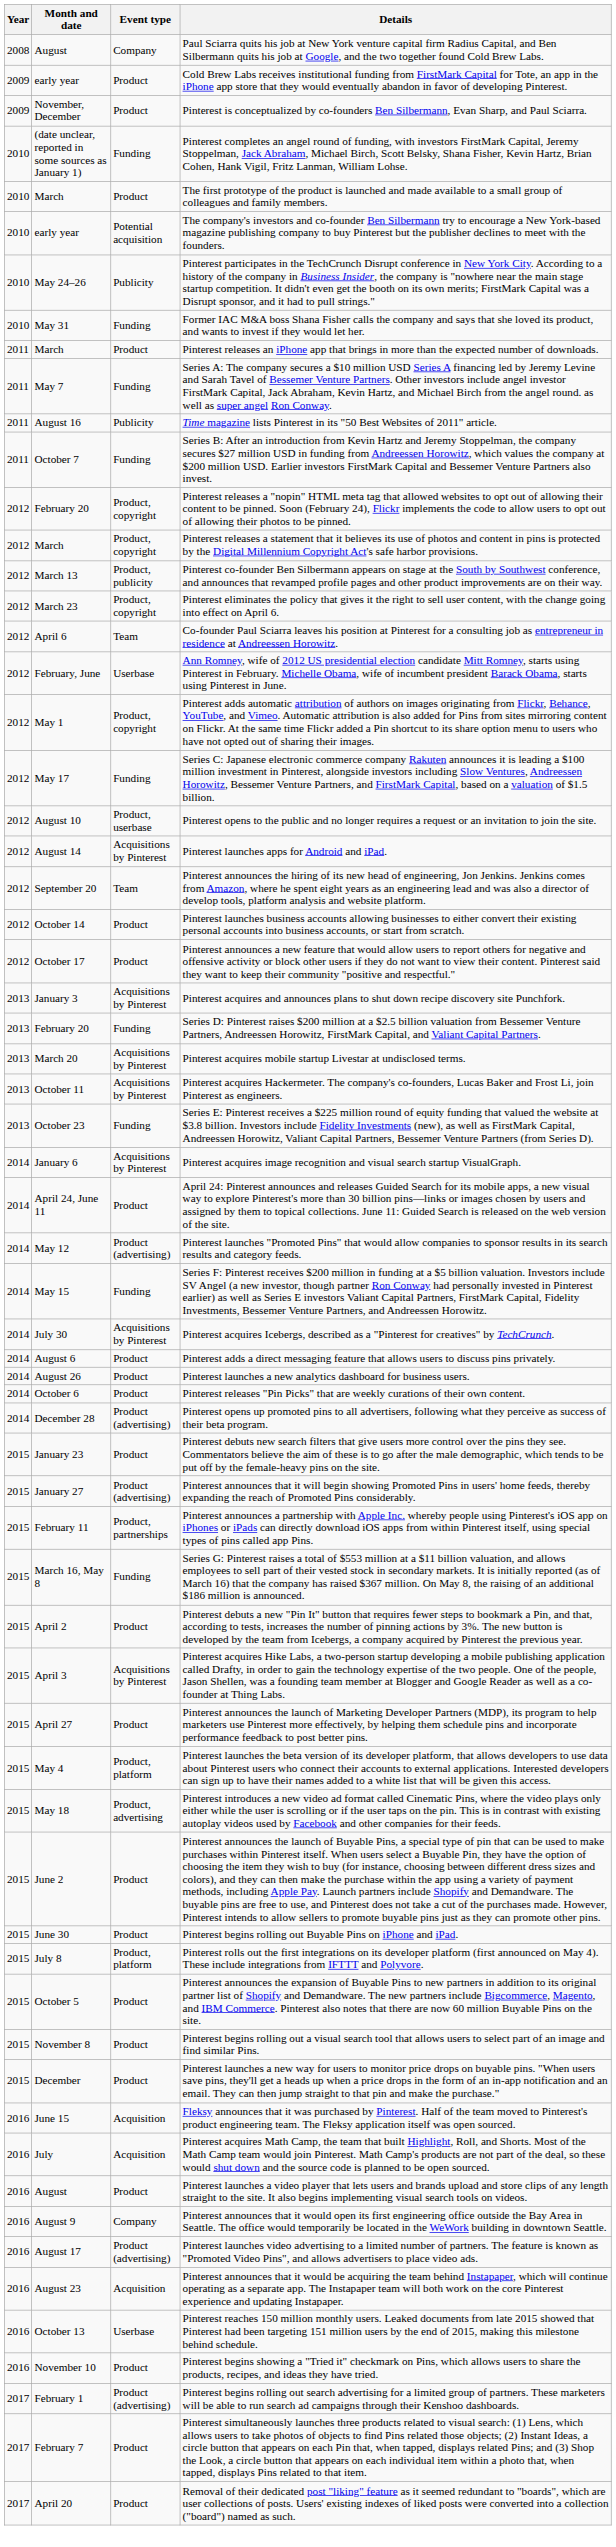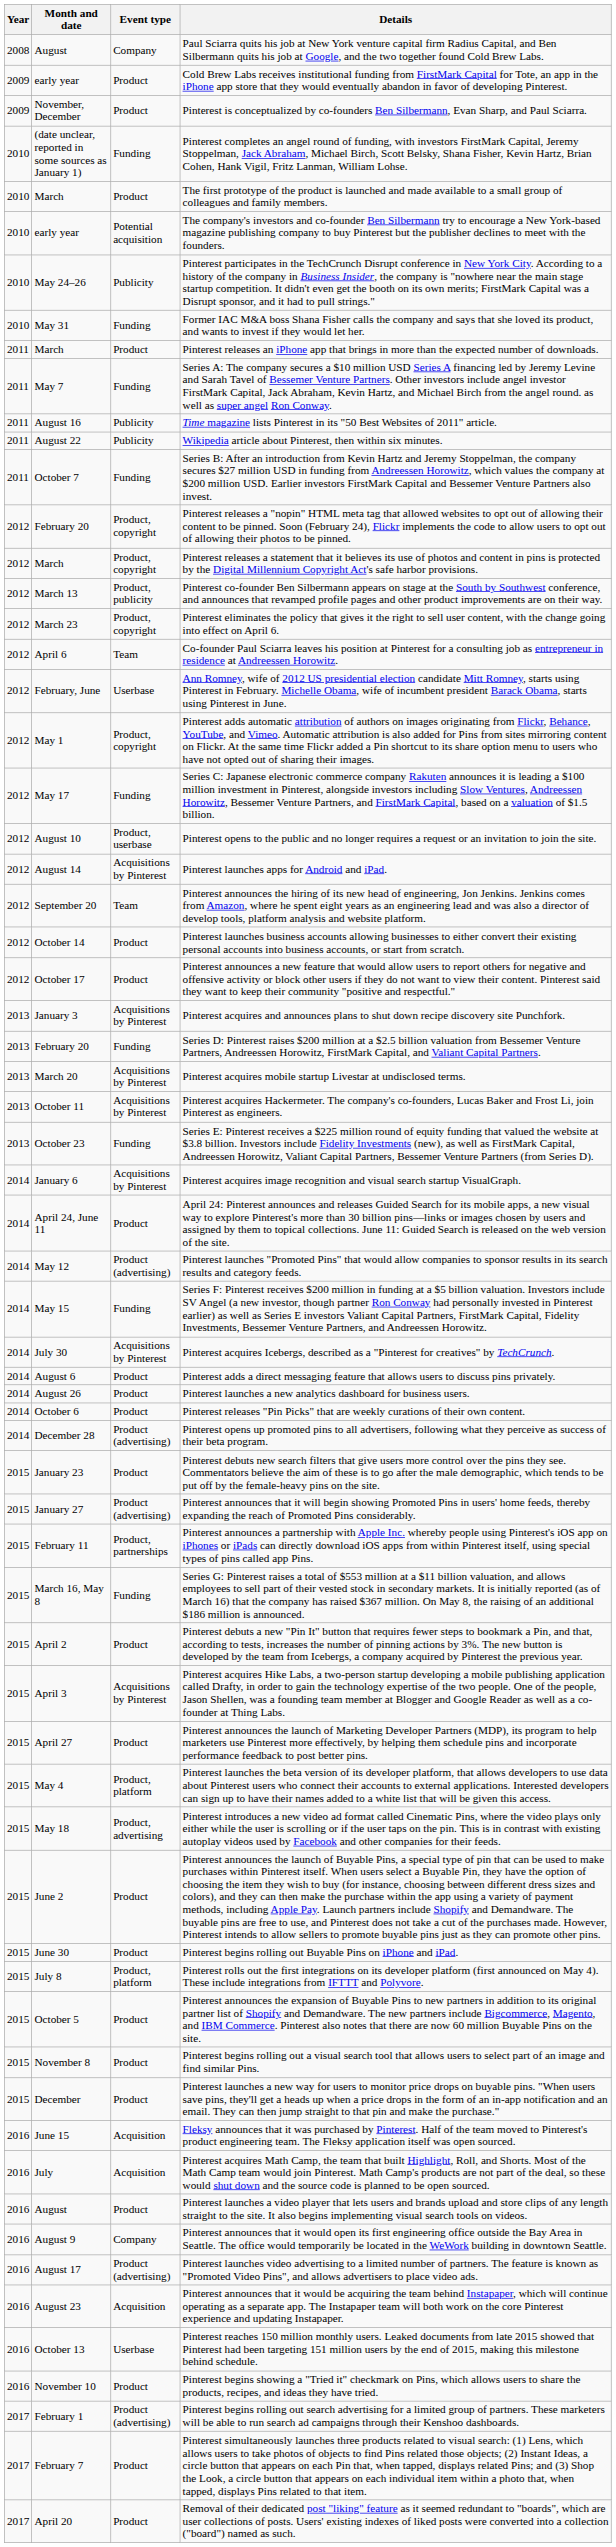+ row: (313, 440)
